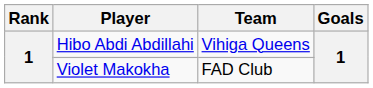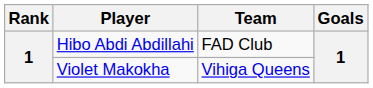(256, 44) Vihiga Queens -> (237, 44) FAD Club
(237, 70) FAD Club -> (256, 70) Vihiga Queens
